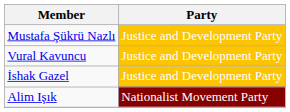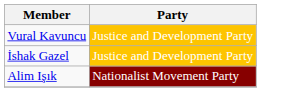- row: (61, 35)
